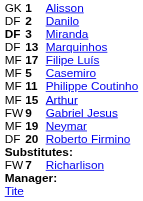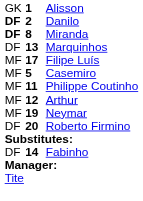(13, 21) normal -> (13, 21) bold
(28, 34) 3 -> (28, 34) 8
(32, 99) 15 -> (32, 99) 12
- row: (82, 113)
+ row: (67, 152)
- row: (75, 165)
